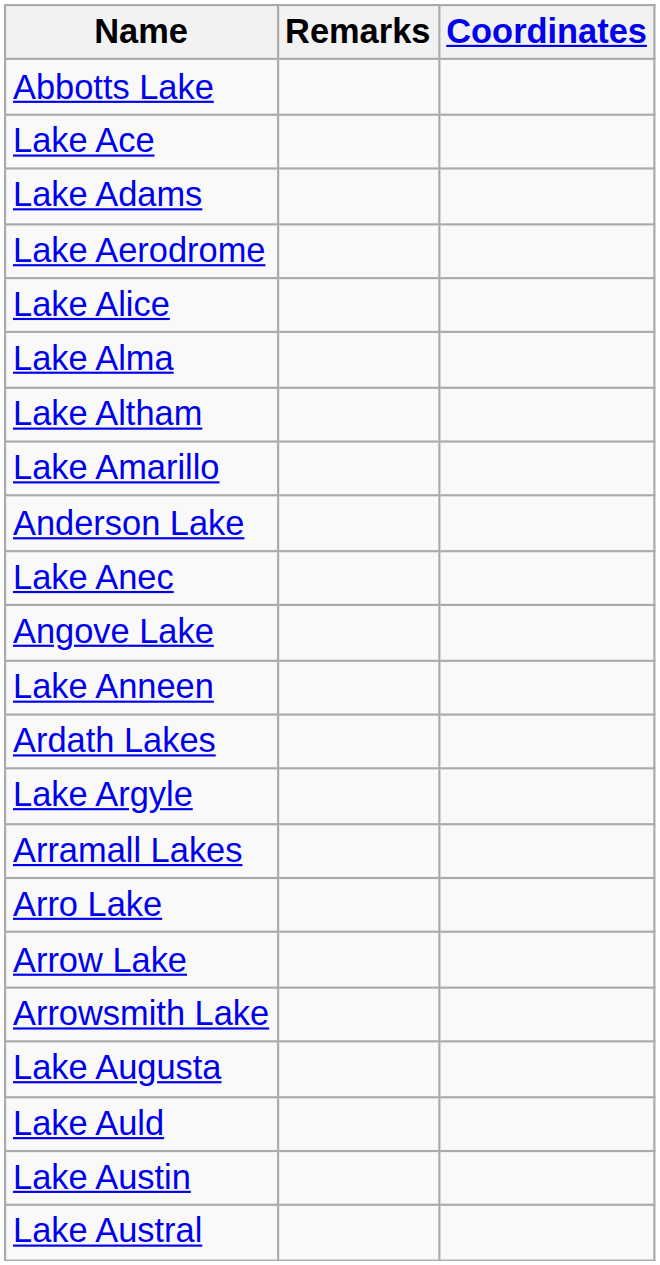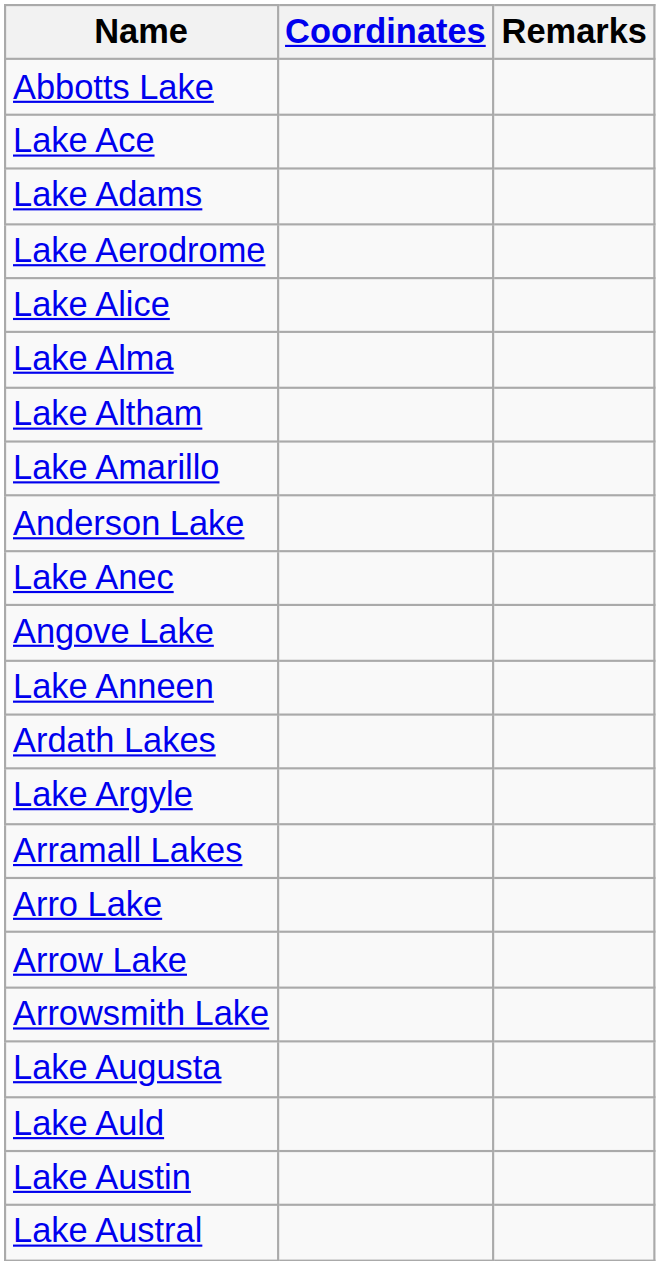columns swapped: (547, 31) <-> (358, 31)
